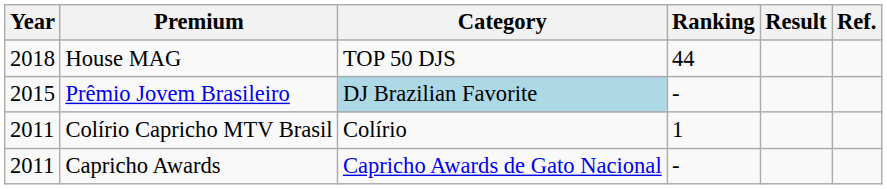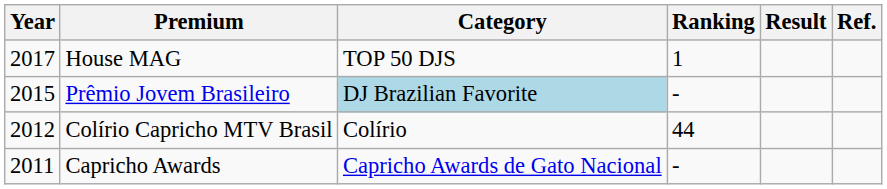(32, 58) 2018 -> (32, 58) 2017
(683, 58) 44 -> (678, 58) 1
(32, 129) 2011 -> (32, 129) 2012
(678, 129) 1 -> (683, 129) 44
